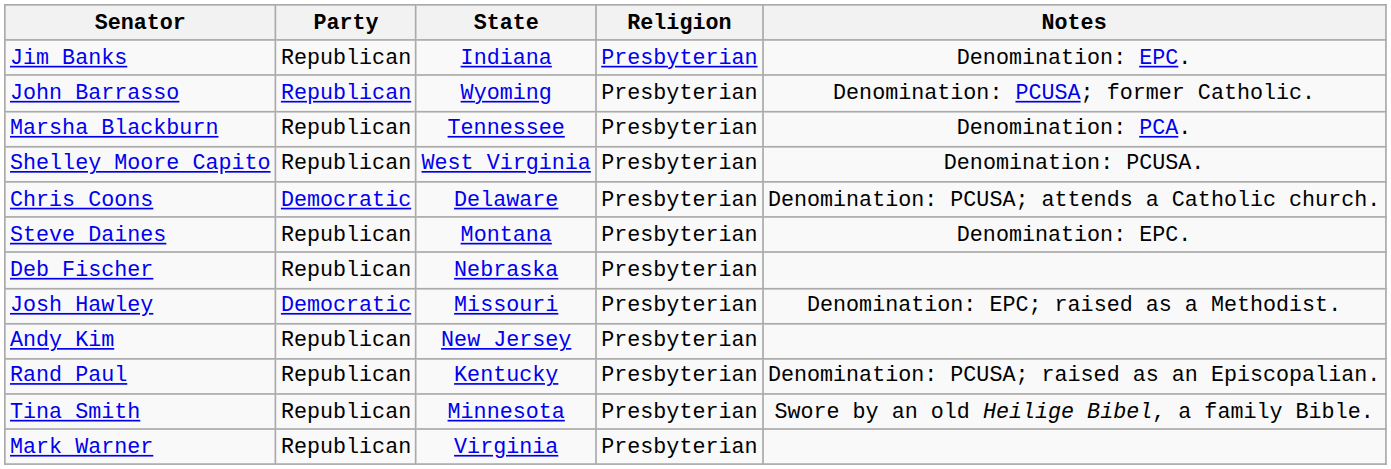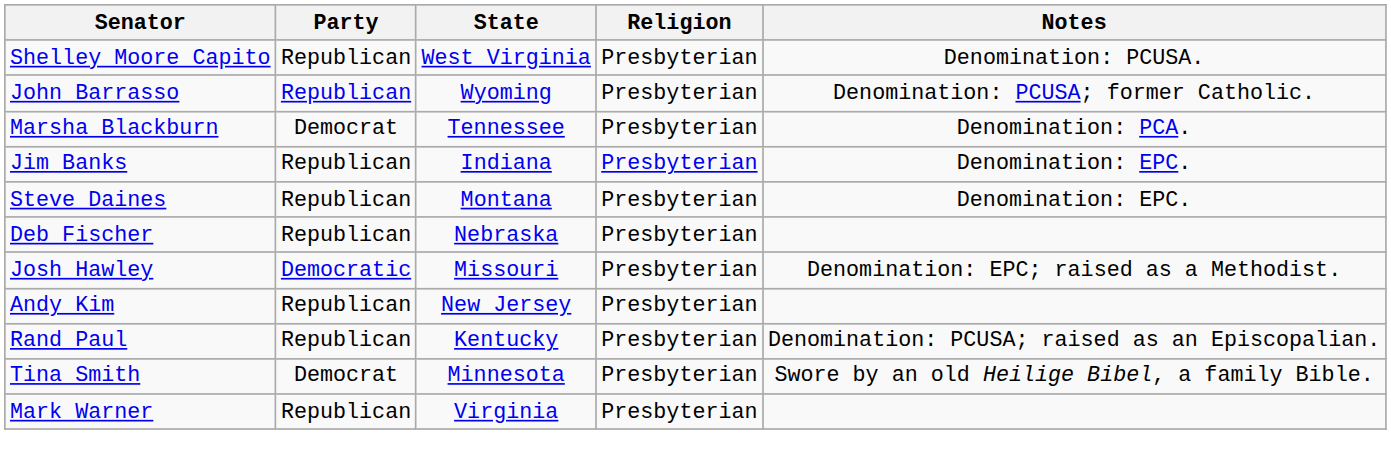rows swapped: (69, 58) <-> (140, 164)
(346, 129) Republican -> (346, 129) Democrat
- row: (82, 199)
(346, 412) Republican -> (346, 376) Democrat
